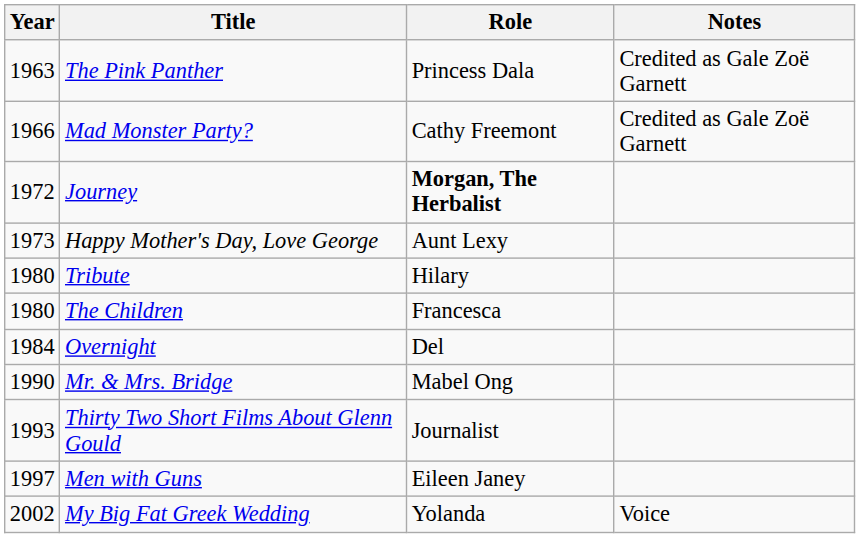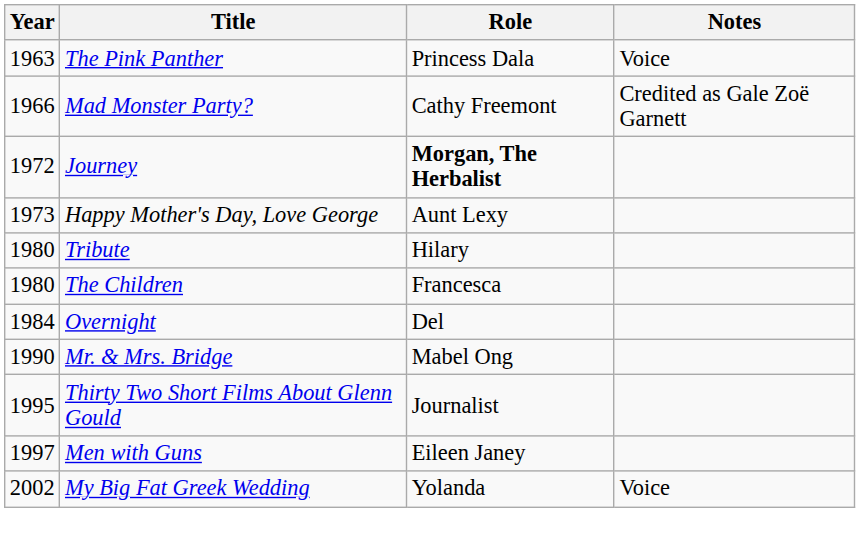(714, 70) Credited as Gale Zoë Garnett -> (645, 57) Voice
(32, 430) 1993 -> (32, 404) 1995
